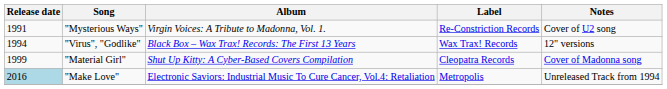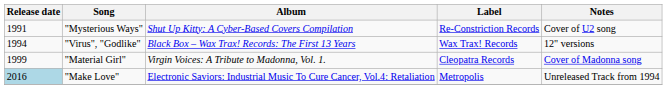(237, 28) Virgin Voices: A Tribute to Madonna, Vol. 1. -> (250, 28) Shut Up Kitty: A Cyber-Based Covers Compilation
(250, 60) Shut Up Kitty: A Cyber-Based Covers Compilation -> (237, 60) Virgin Voices: A Tribute to Madonna, Vol. 1.
